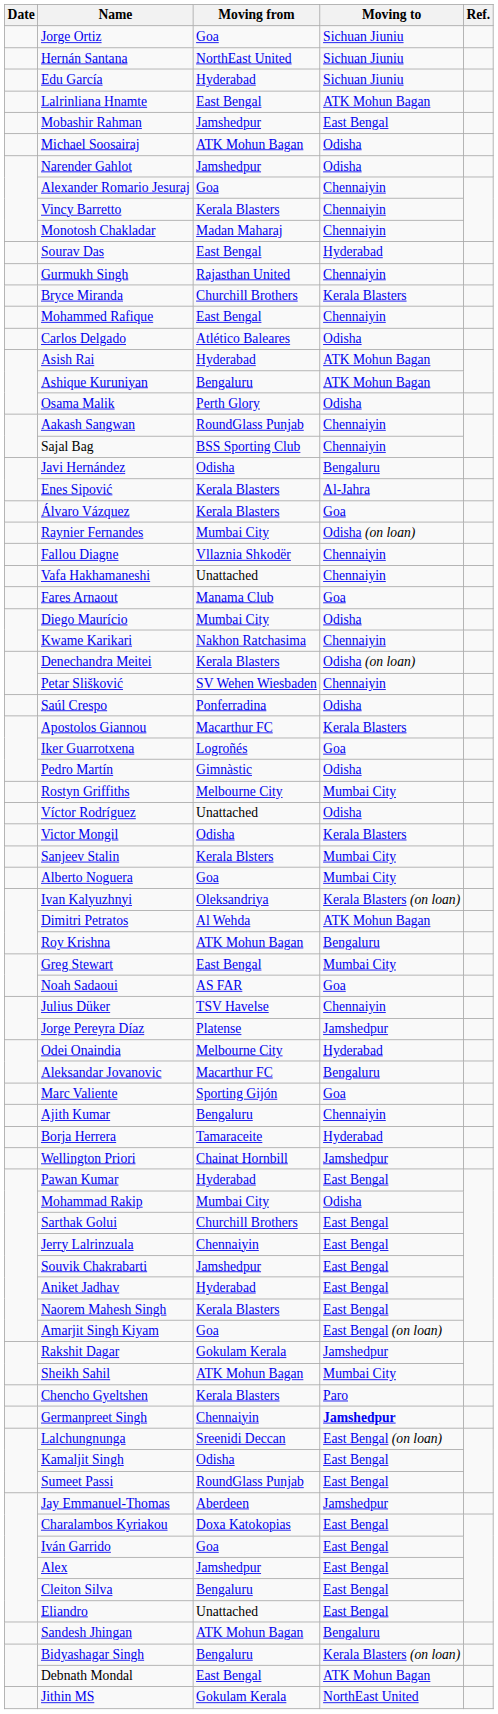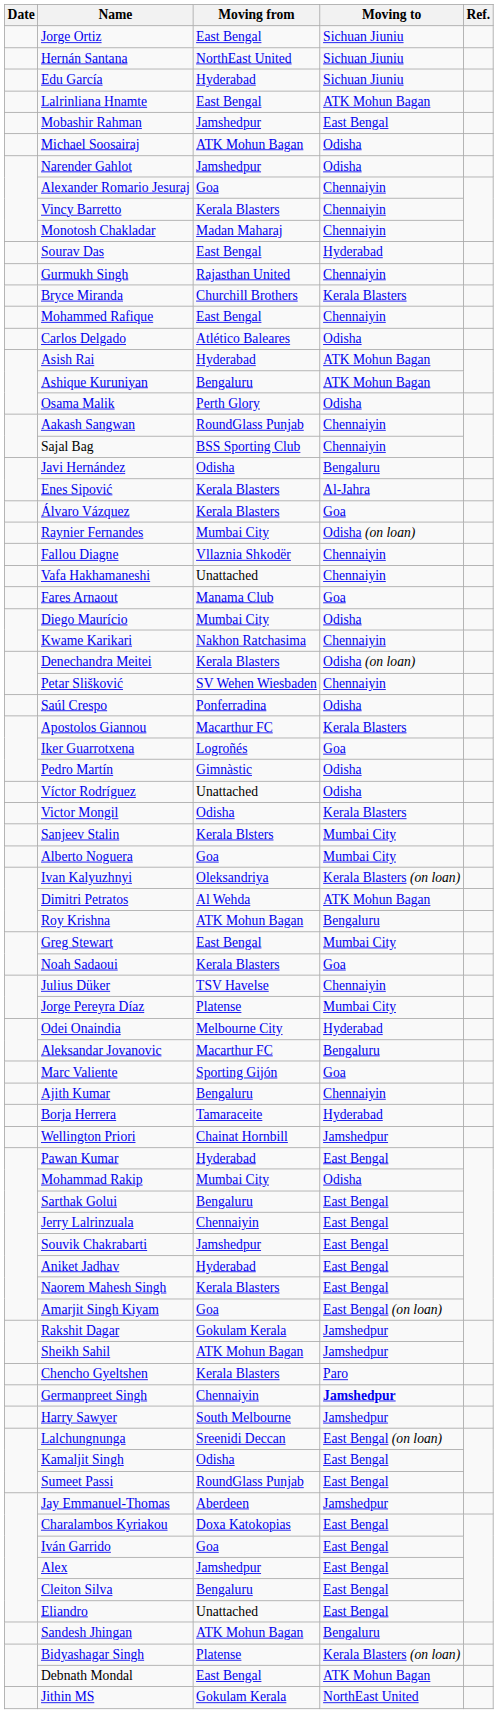(207, 36) Goa -> (229, 36) East Bengal
- row: (85, 791)
(219, 985) AS FAR -> (238, 964) Kerala Blasters
(356, 1029) Jamshedpur -> (360, 1007) Mumbai City
(247, 1223) Churchill Brothers -> (224, 1201) Bengaluru
(360, 1374) Mumbai City -> (356, 1352) Jamshedpur
+ row: (79, 1417)
(224, 1654) Bengaluru -> (219, 1654) Platense
